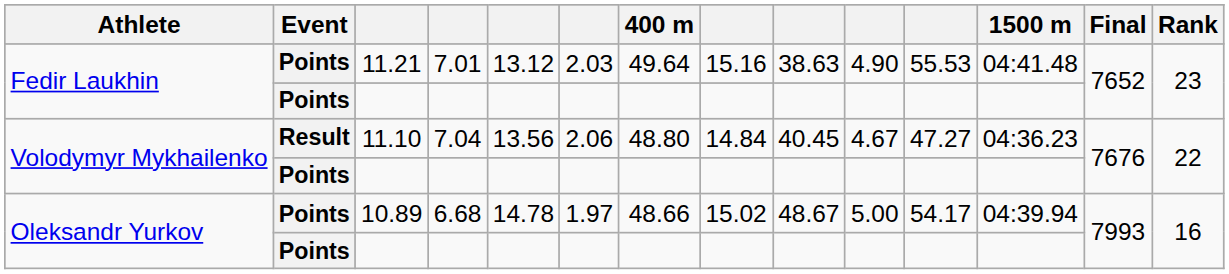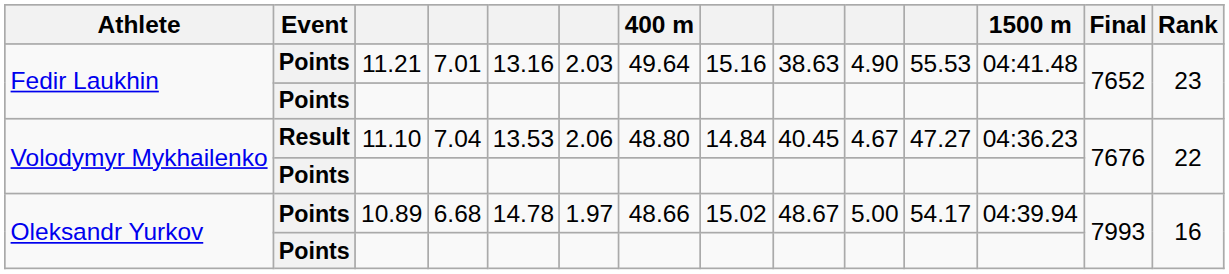(523, 63) 13.12 -> (523, 63) 13.16
(523, 138) 13.56 -> (523, 138) 13.53
